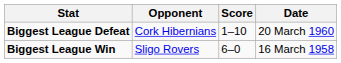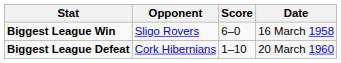rows swapped: (61, 49) <-> (68, 31)
